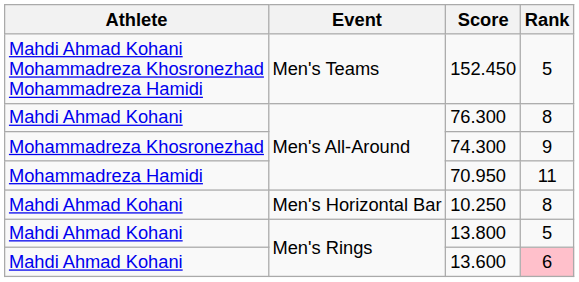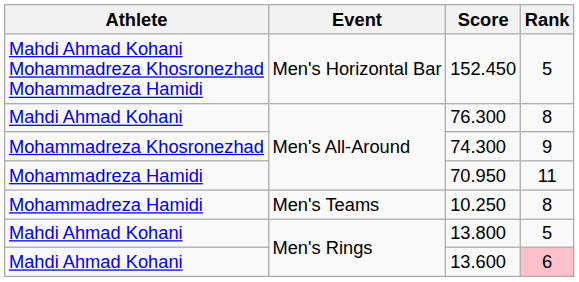(326, 69) Men's Teams -> (357, 69) Men's Horizontal Bar
(96, 205) Mahdi Ahmad Kohani -> (106, 205) Mohammadreza Hamidi
(357, 205) Men's Horizontal Bar -> (326, 205) Men's Teams
